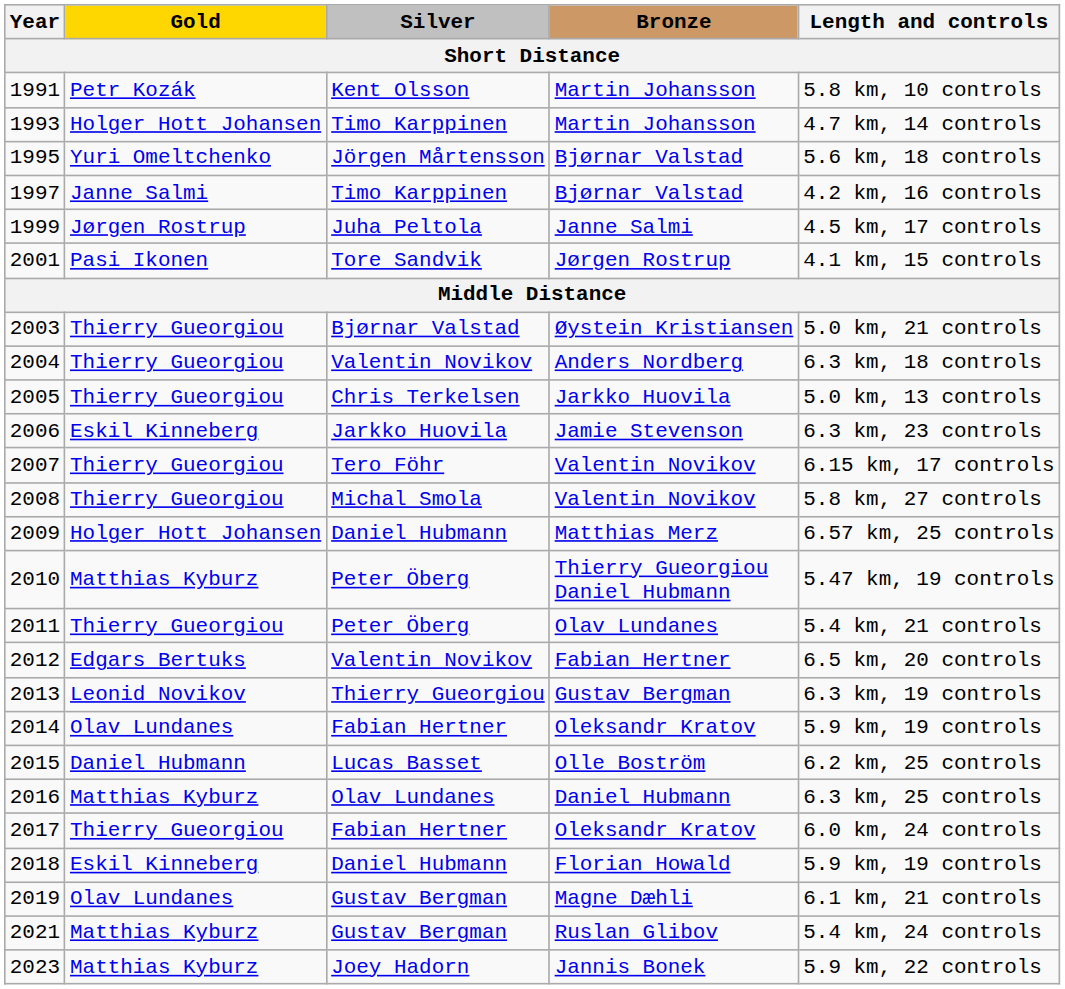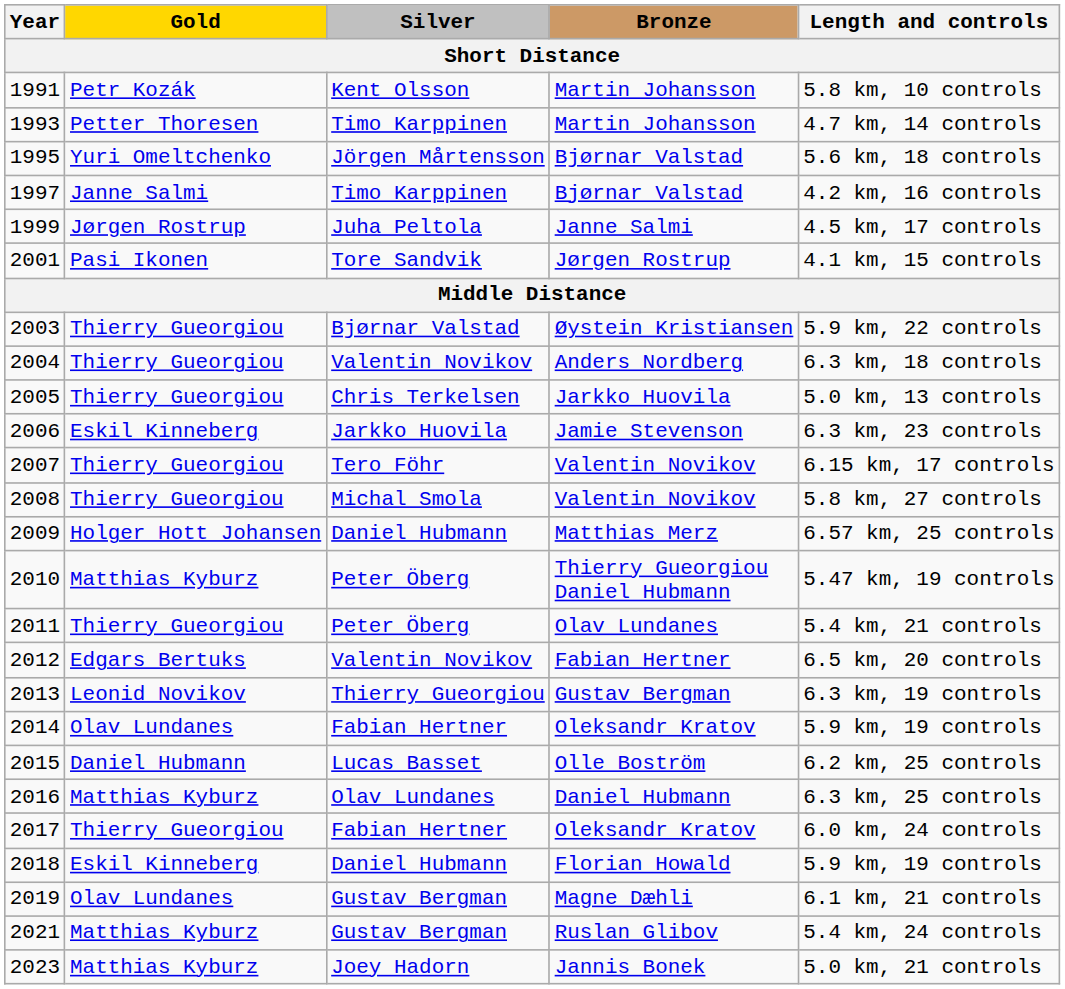(196, 124) Holger Hott Johansen -> (164, 124) Petter Thoresen
(923, 329) 5.0 km, 21 controls -> (923, 329) 5.9 km, 22 controls
(923, 967) 5.9 km, 22 controls -> (923, 967) 5.0 km, 21 controls
